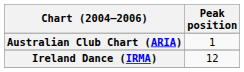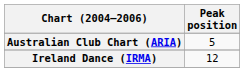(212, 42) 1 -> (212, 42) 5
